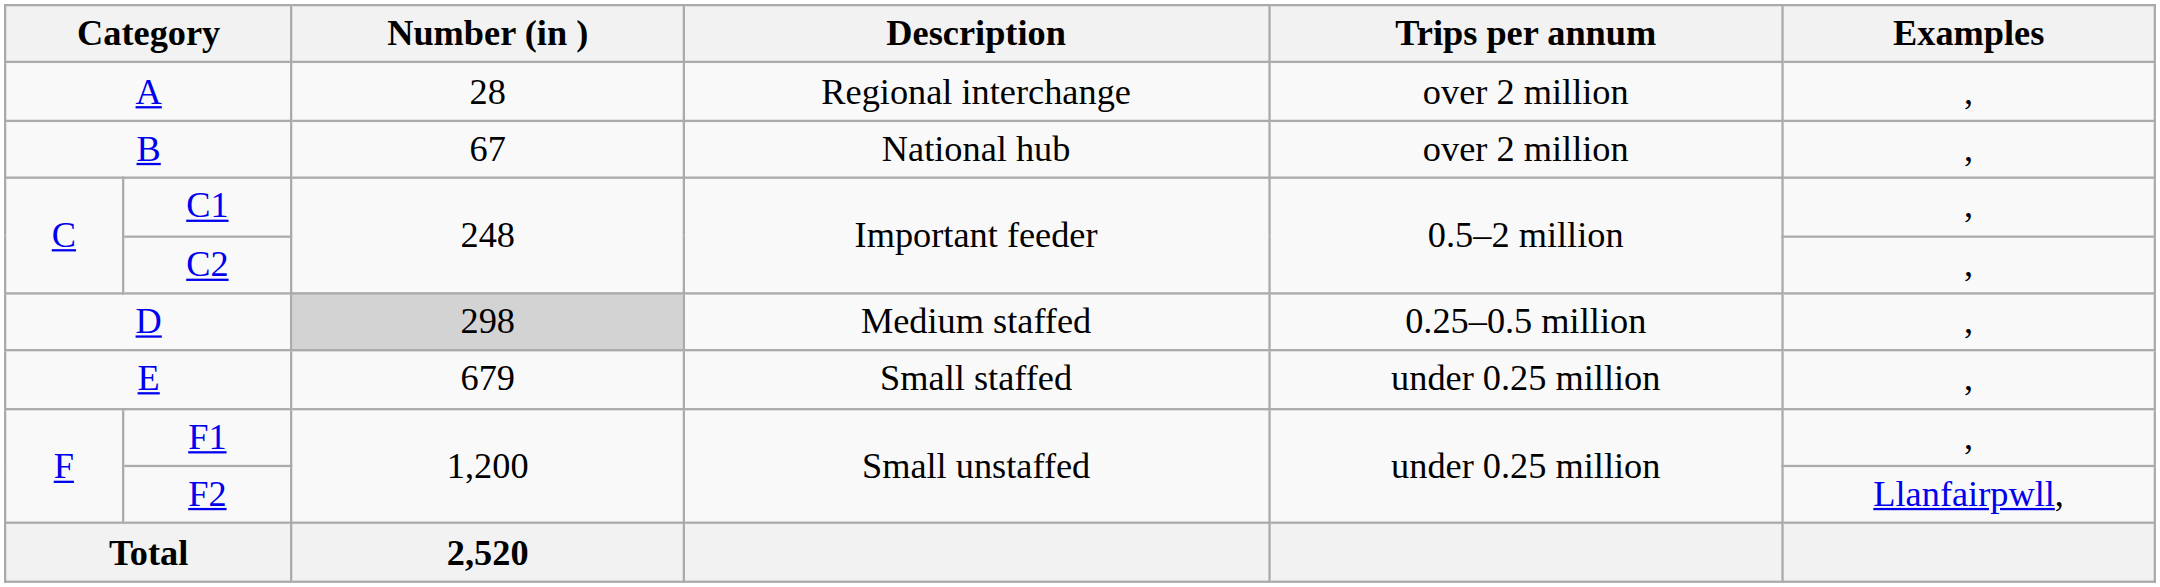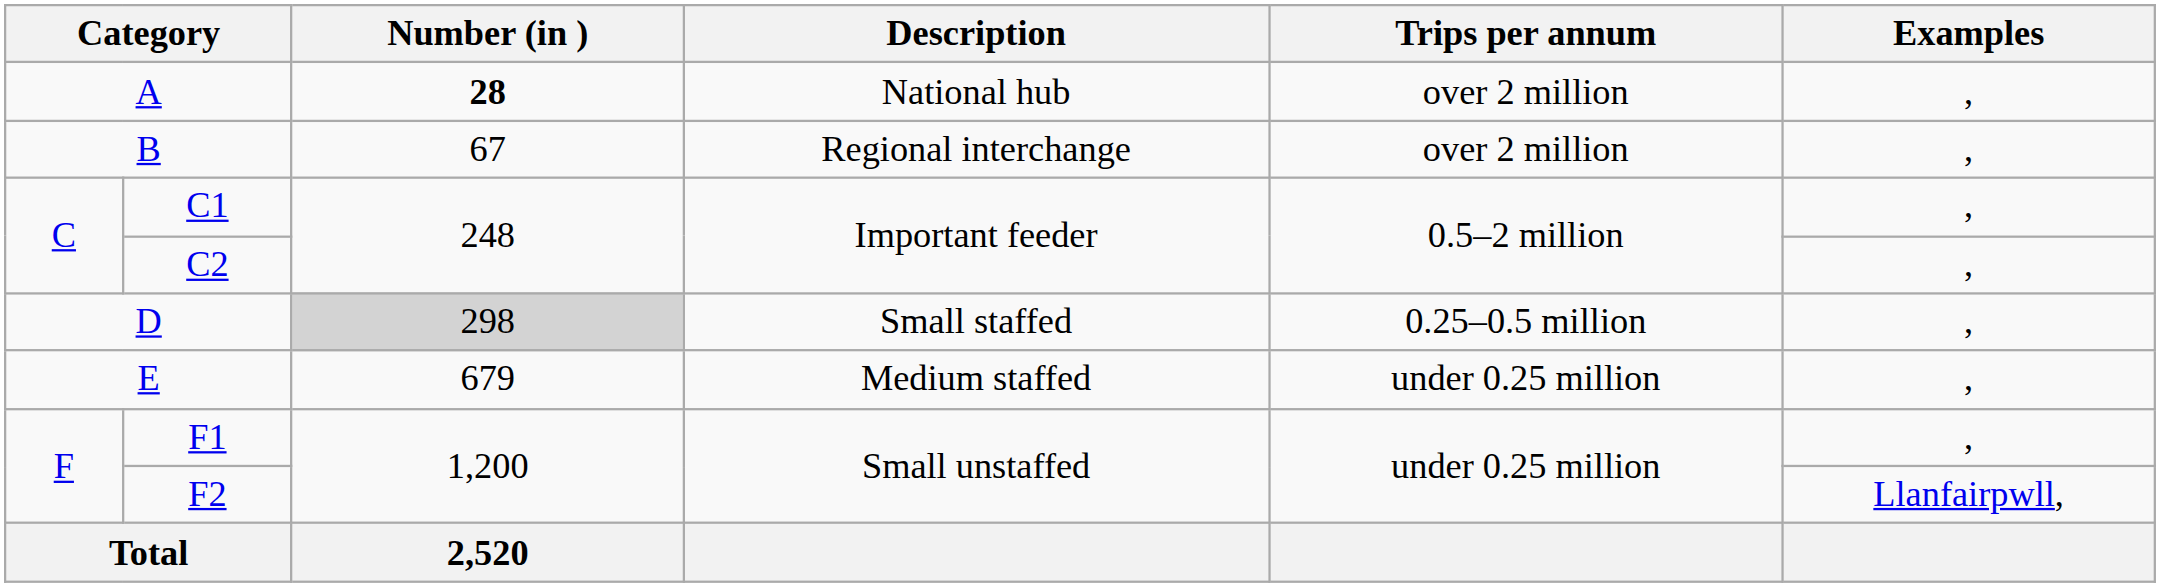(488, 90) normal -> (488, 90) bold
(976, 90) Regional interchange -> (976, 90) National hub
(976, 148) National hub -> (976, 148) Regional interchange
(976, 321) Medium staffed -> (976, 321) Small staffed
(976, 378) Small staffed -> (976, 378) Medium staffed
